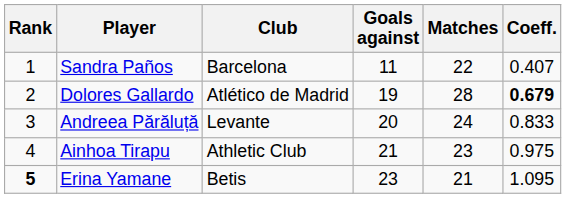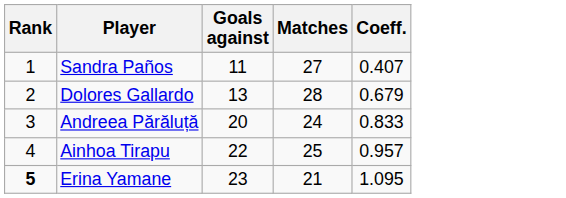- column: (278, 28)
(463, 66) 22 -> (313, 66) 27
(388, 94) 19 -> (238, 94) 13
(532, 94) bold -> (381, 94) normal
(388, 151) 21 -> (238, 151) 22
(463, 151) 23 -> (313, 151) 25
(532, 151) 0.975 -> (381, 151) 0.957
